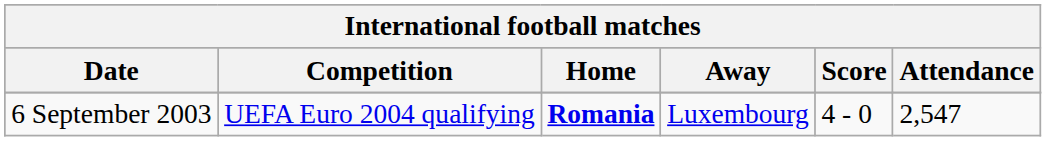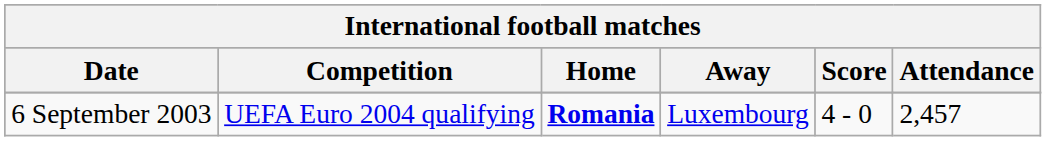(930, 113) 2,547 -> (930, 113) 2,457
